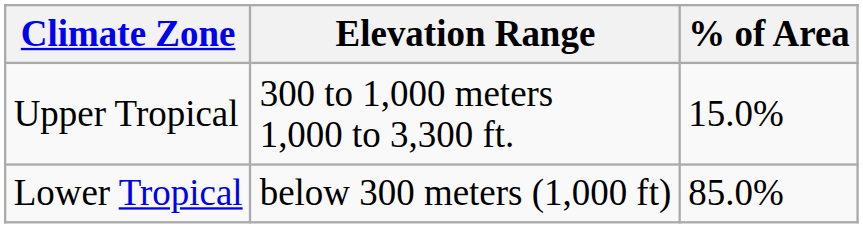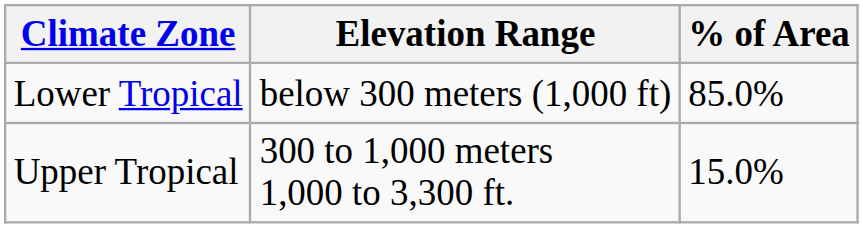rows swapped: (128, 192) <-> (126, 113)
